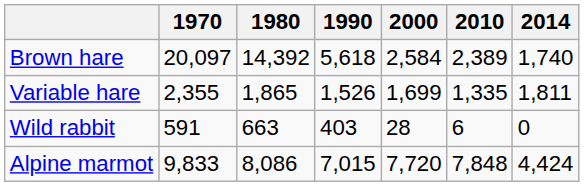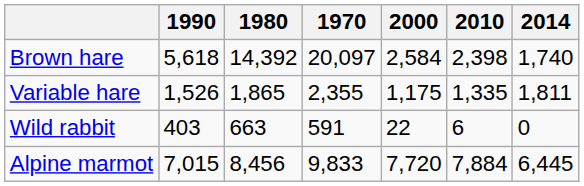columns swapped: (197, 22) <-> (348, 22)
(480, 57) 2,389 -> (480, 57) 2,398
(414, 92) 1,699 -> (414, 92) 1,175
(398, 127) 28 -> (398, 127) 22
(270, 163) 8,086 -> (257, 163) 8,456
(480, 163) 7,848 -> (480, 163) 7,884
(546, 163) 4,424 -> (546, 163) 6,445
